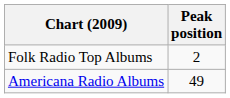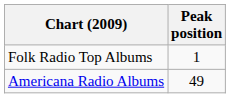(197, 57) 2 -> (197, 57) 1
